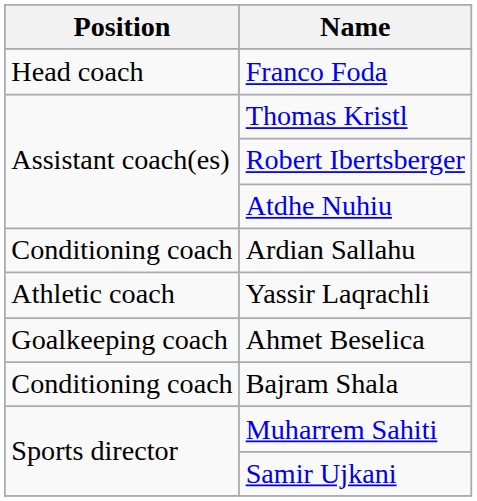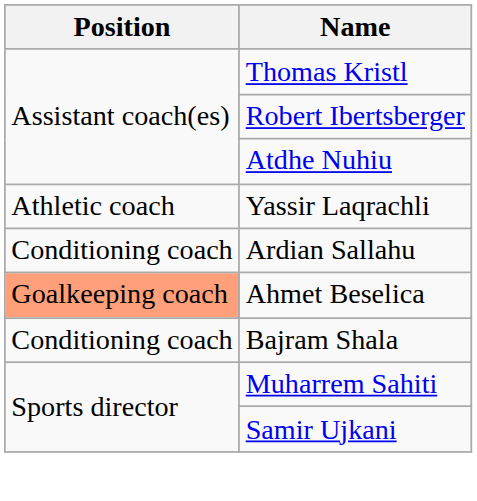- row: (316, 71)
rows swapped: (338, 294) <-> (331, 250)
(120, 339) no background -> (120, 294) lightsalmon background
